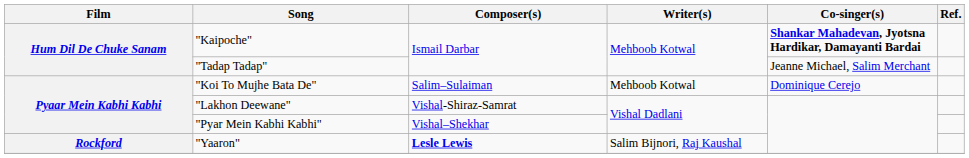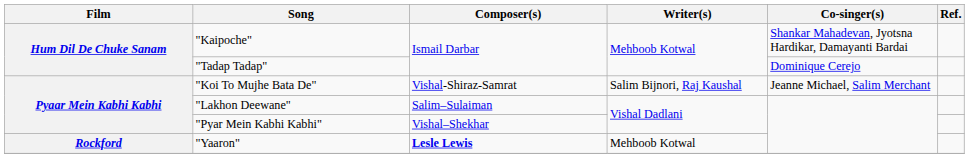(848, 40) bold -> (841, 40) normal
(850, 66) Jeanne Michael, Salim Merchant -> (815, 66) Dominique Cerejo
(452, 85) Salim–Sulaiman -> (464, 85) Vishal-Shiraz-Samrat
(653, 85) Mehboob Kotwal -> (676, 85) Salim Bijnori, Raj Kaushal
(815, 85) Dominique Cerejo -> (850, 85) Jeanne Michael, Salim Merchant
(464, 104) Vishal-Shiraz-Samrat -> (452, 104) Salim–Sulaiman
(676, 143) Salim Bijnori, Raj Kaushal -> (653, 143) Mehboob Kotwal
